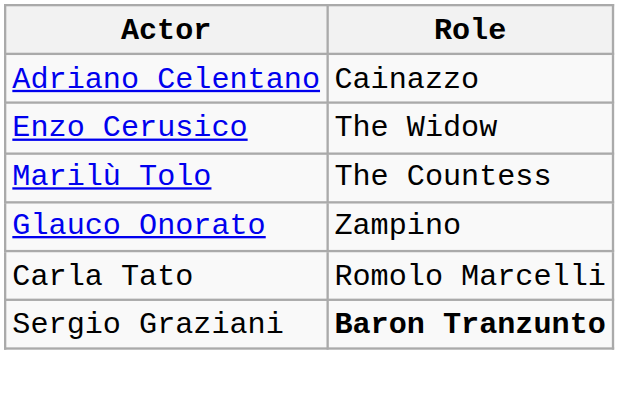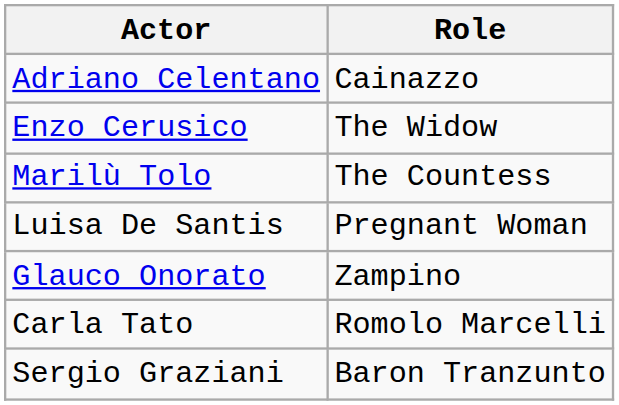+ row: (148, 226)
(470, 325) bold -> (470, 374) normal
